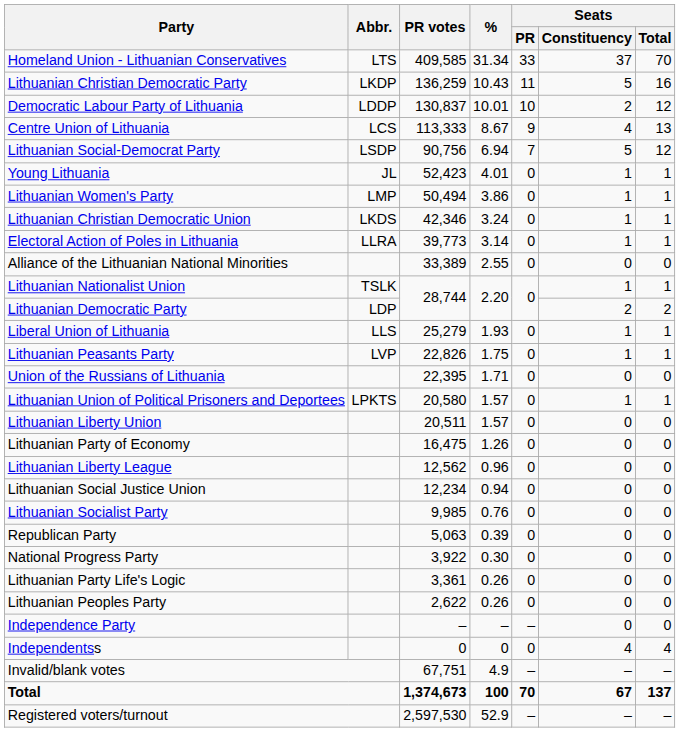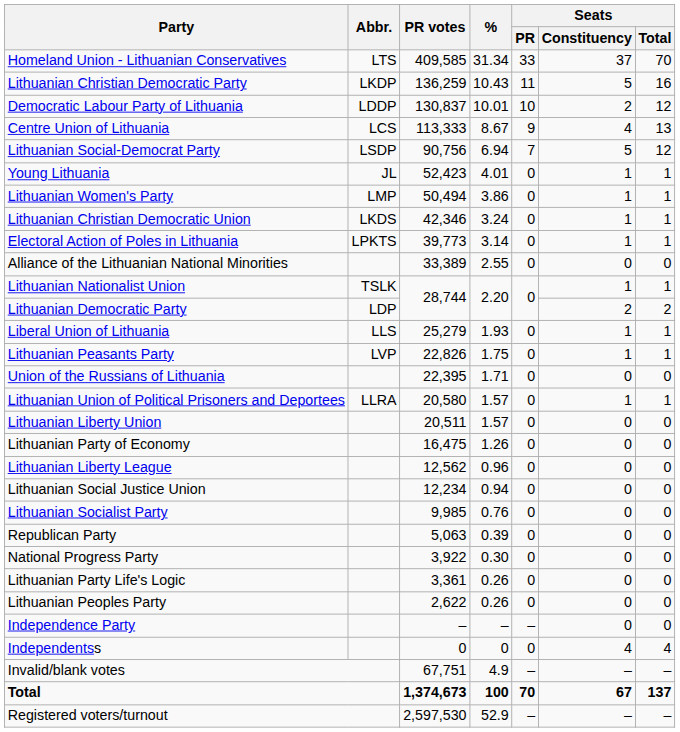(379, 241) LLRA -> (374, 241) LPKTS
(374, 399) LPKTS -> (379, 399) LLRA
